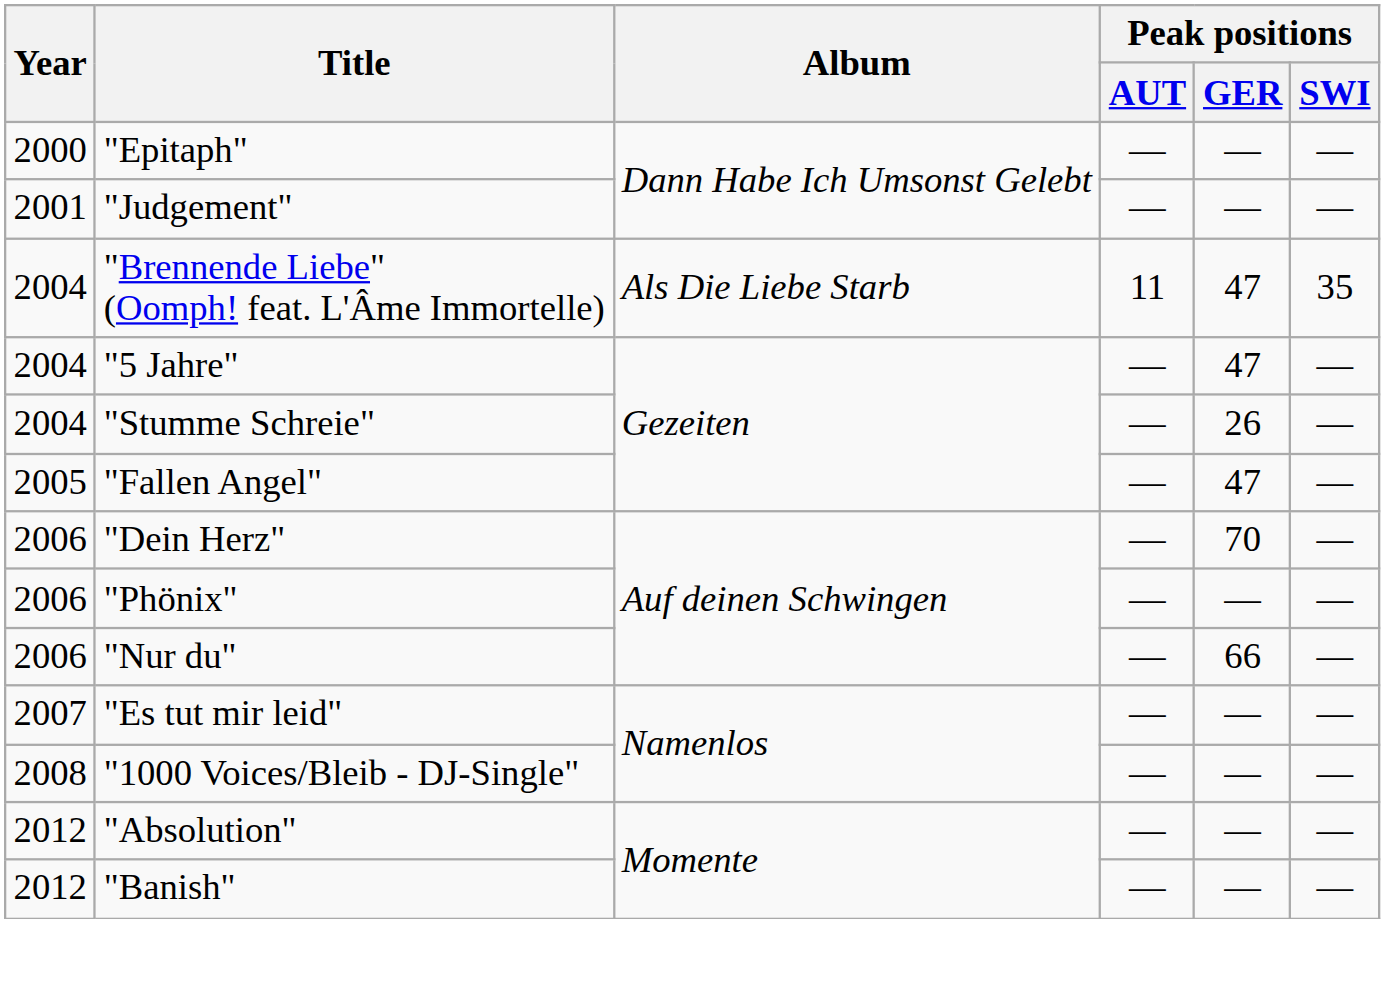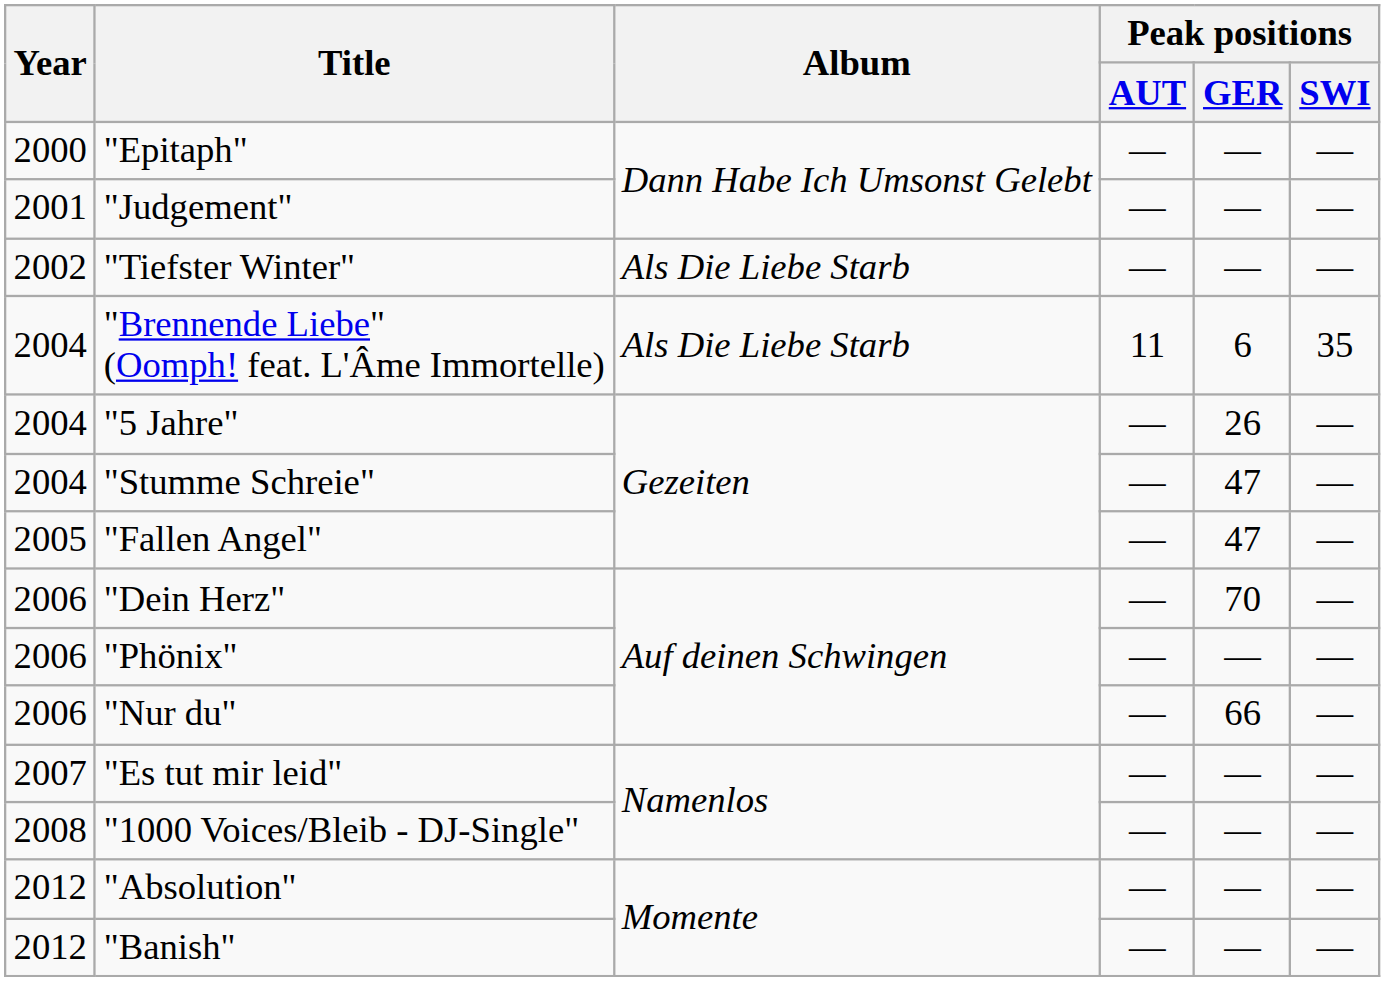+ row: (229, 265)
(1243, 286) 47 -> (1243, 344) 6
(1243, 365) 47 -> (1243, 423) 26
(1243, 423) 26 -> (1243, 481) 47
